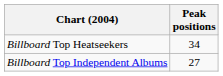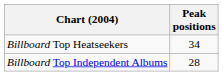(194, 62) 27 -> (194, 62) 28
